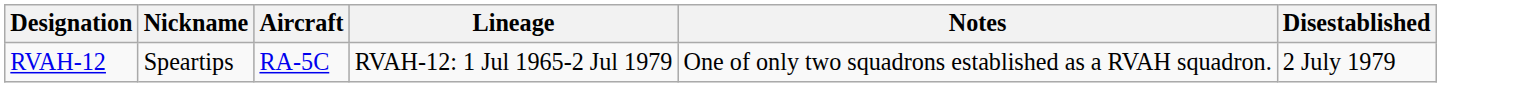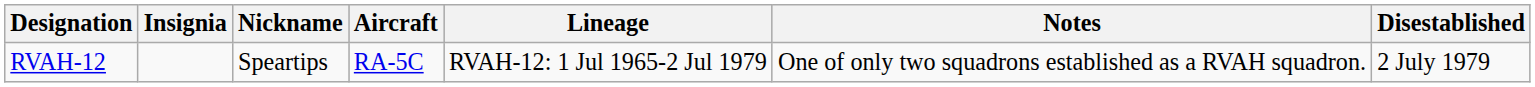+ column: (185, 23)
